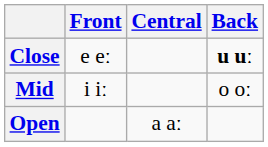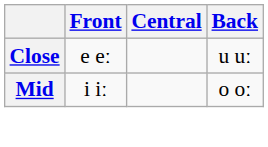(235, 55) bold -> (235, 55) normal
- row: (35, 123)
